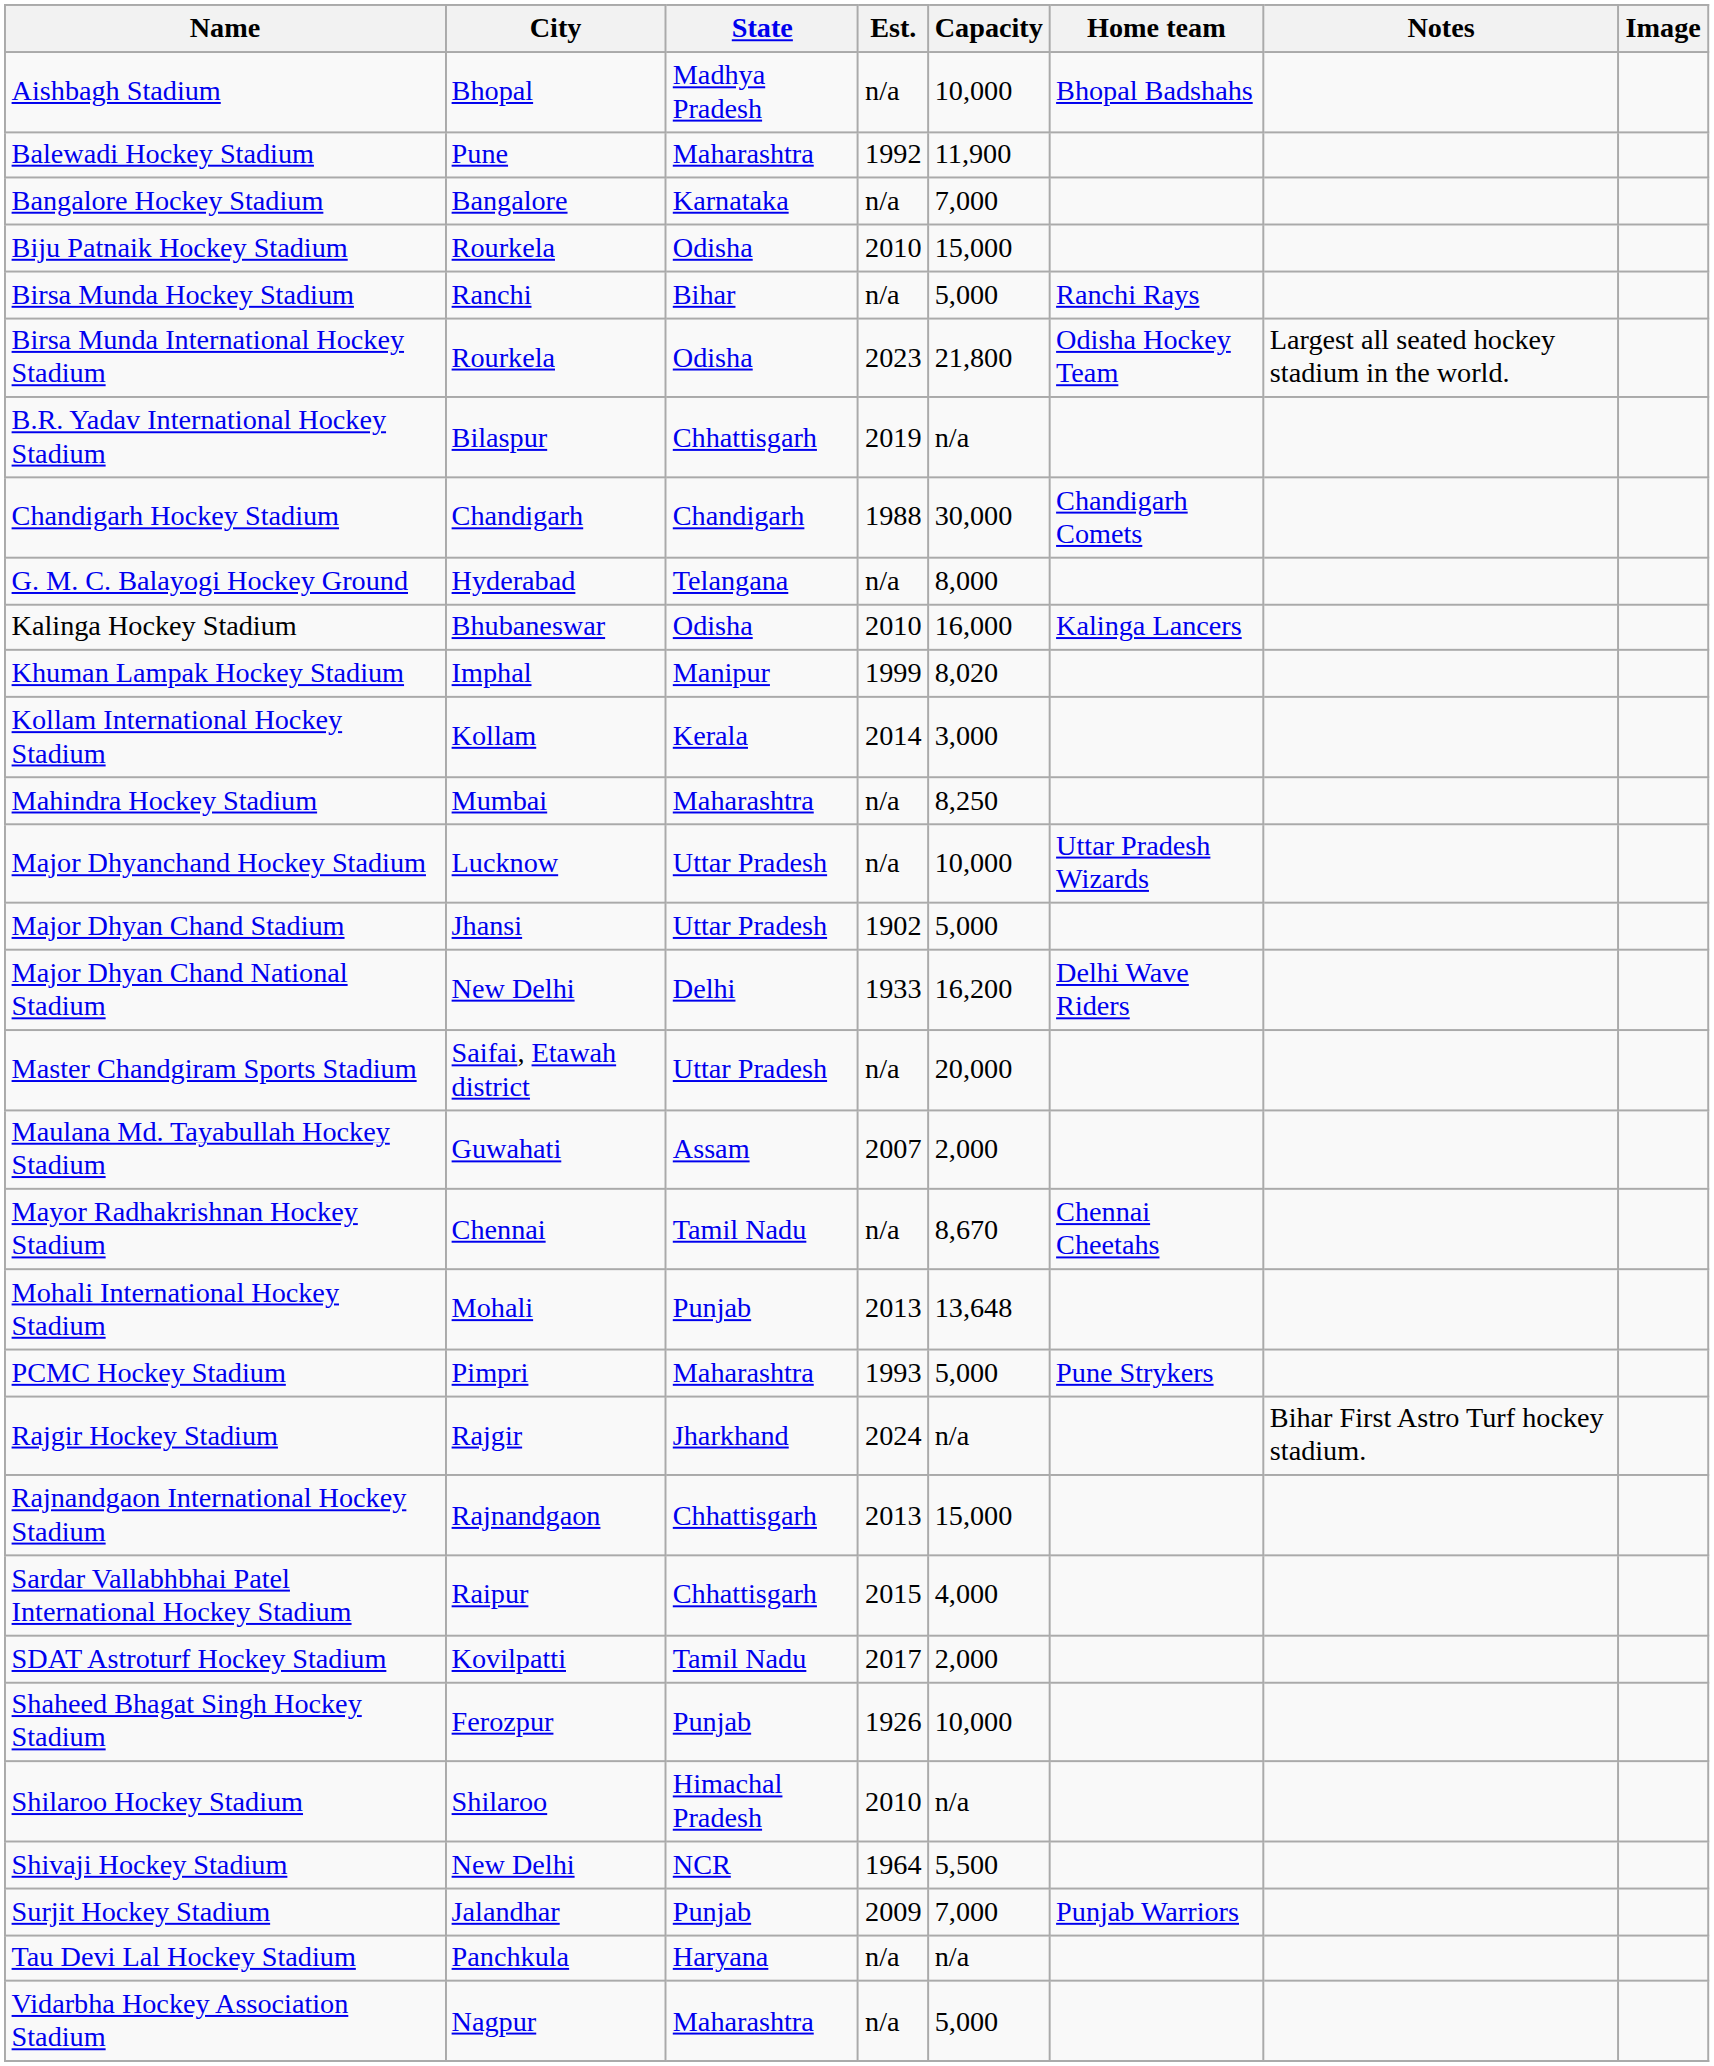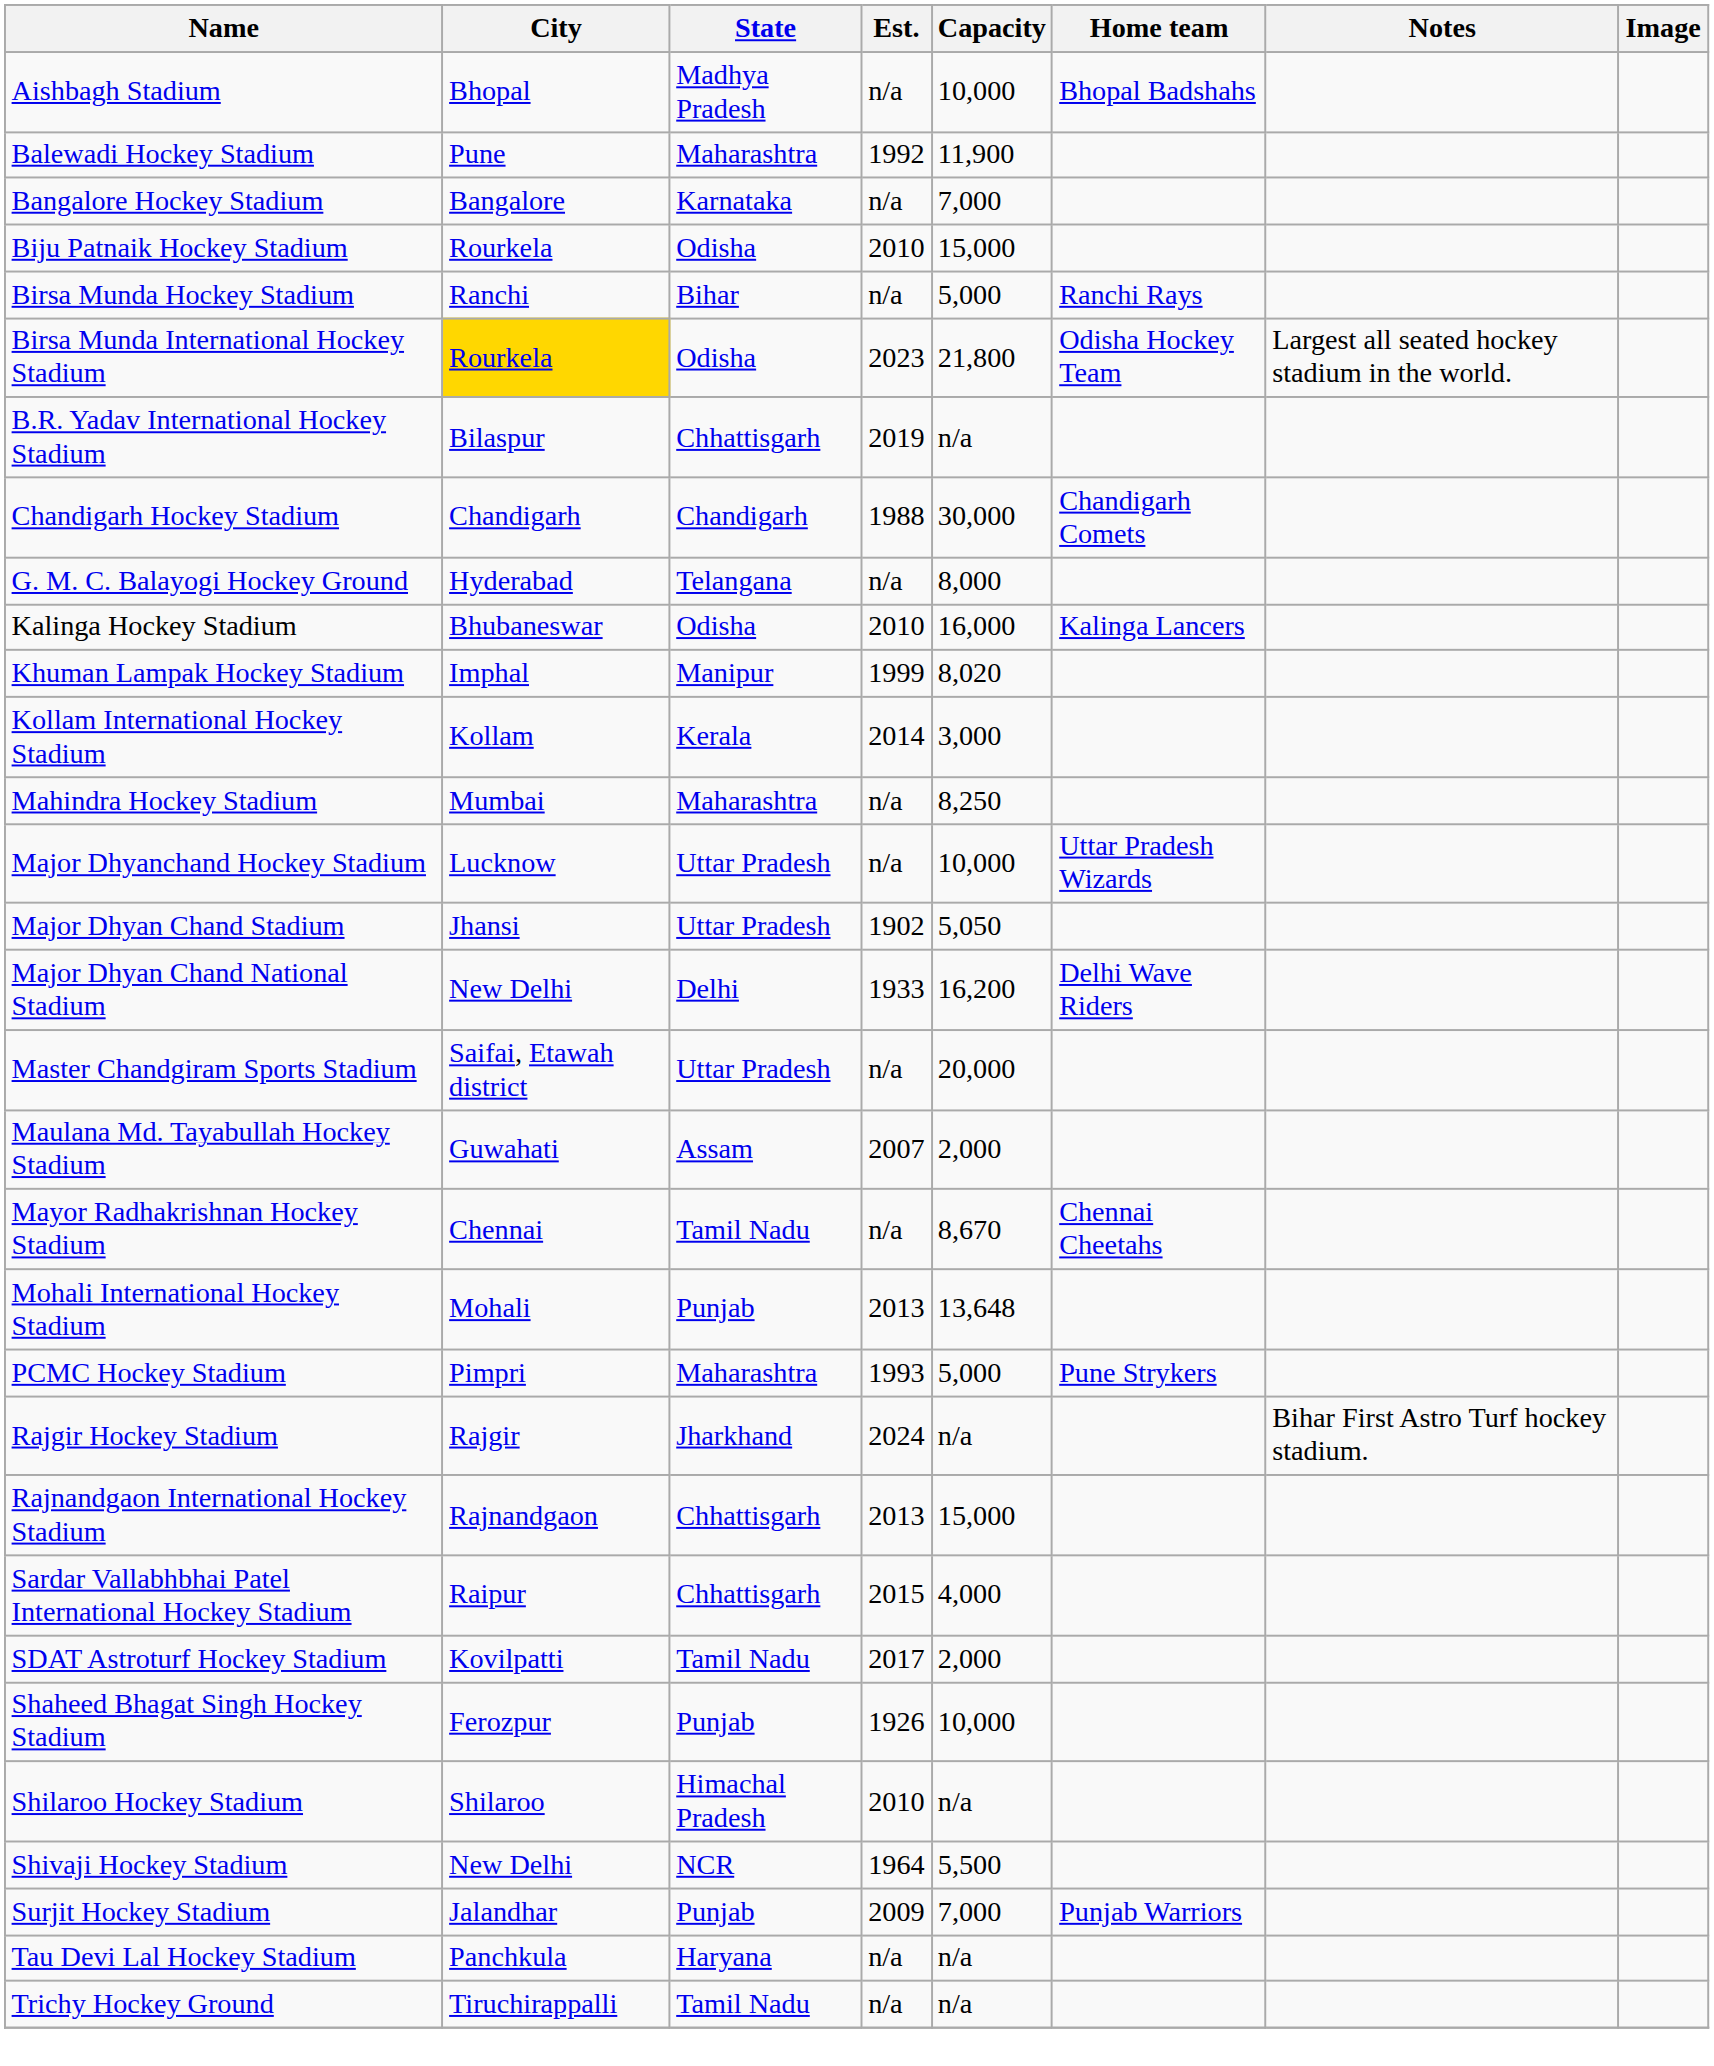(503, 357) no background -> (501, 357) gold background
(966, 926) 5,000 -> (970, 926) 5,050
+ row: (143, 2004)
- row: (180, 2020)
